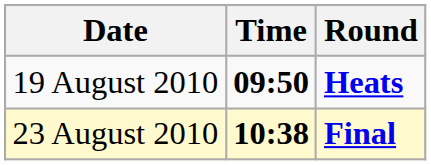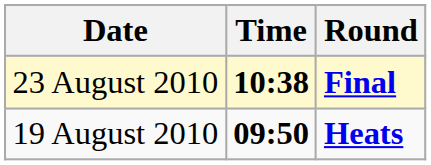rows swapped: (115, 81) <-> (115, 133)
